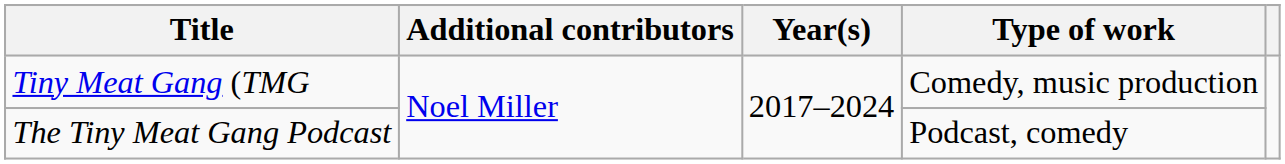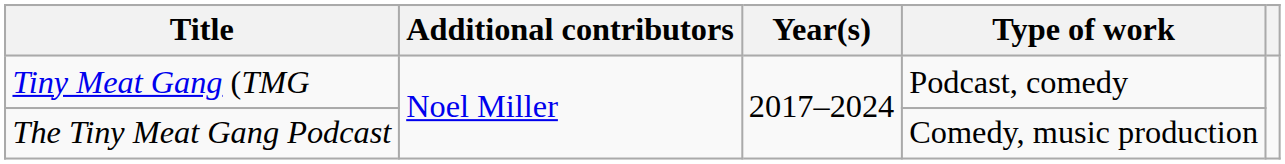(1084, 81) Comedy, music production -> (1019, 81) Podcast, comedy
(1019, 132) Podcast, comedy -> (1084, 132) Comedy, music production
